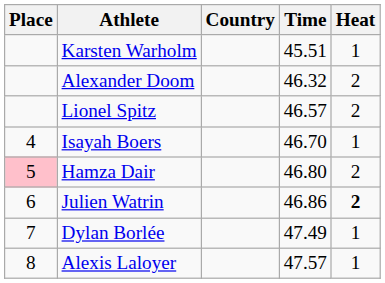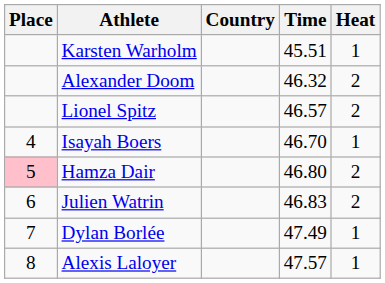(305, 202) 46.86 -> (305, 202) 46.83
(356, 202) bold -> (356, 202) normal
